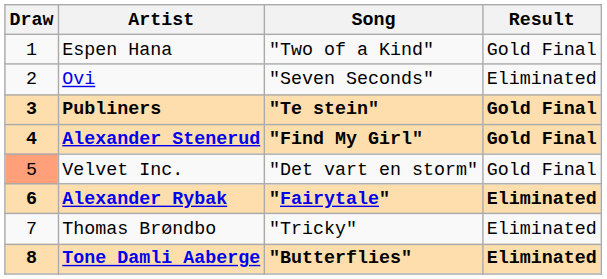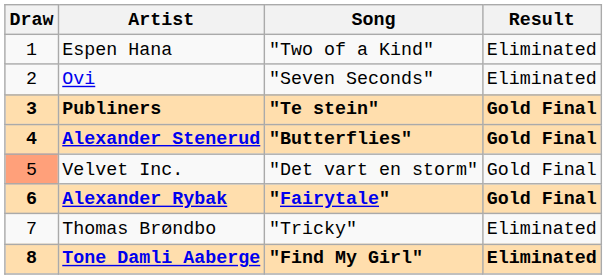(542, 50) Gold Final -> (542, 50) Eliminated
(346, 139) "Find My Girl" -> (340, 139) "Butterflies"
(542, 199) Eliminated -> (542, 199) Gold Final
(340, 259) "Butterflies" -> (346, 259) "Find My Girl"
